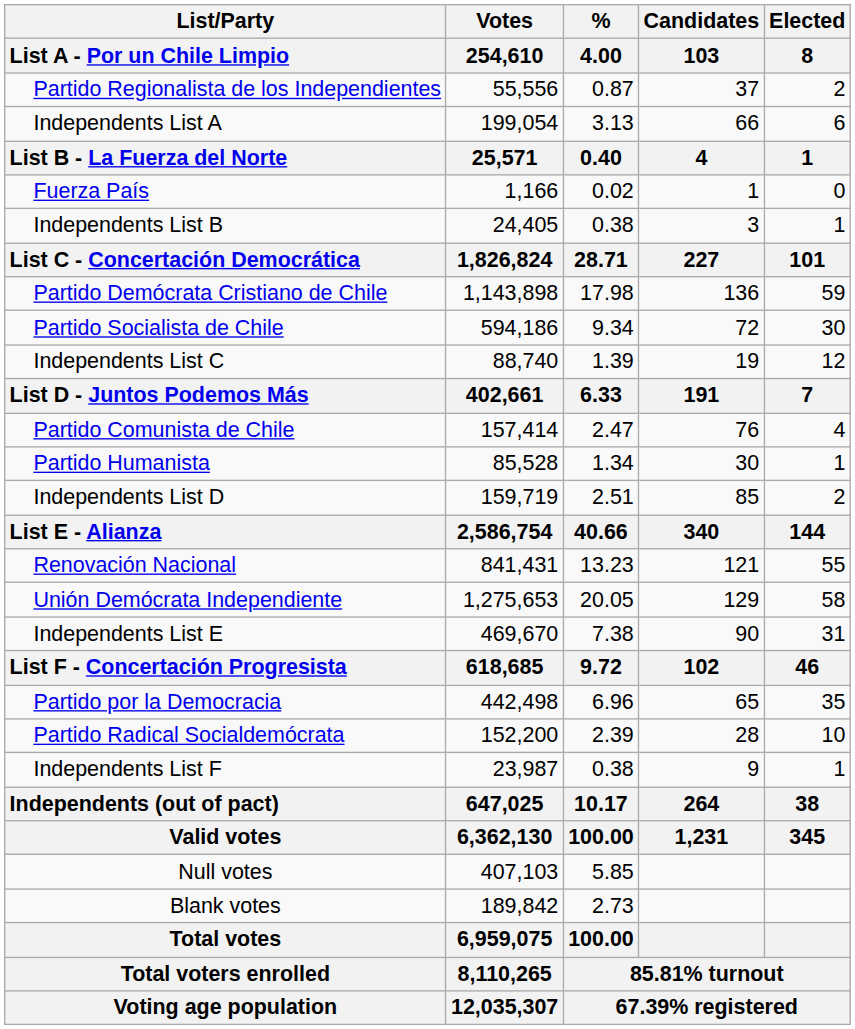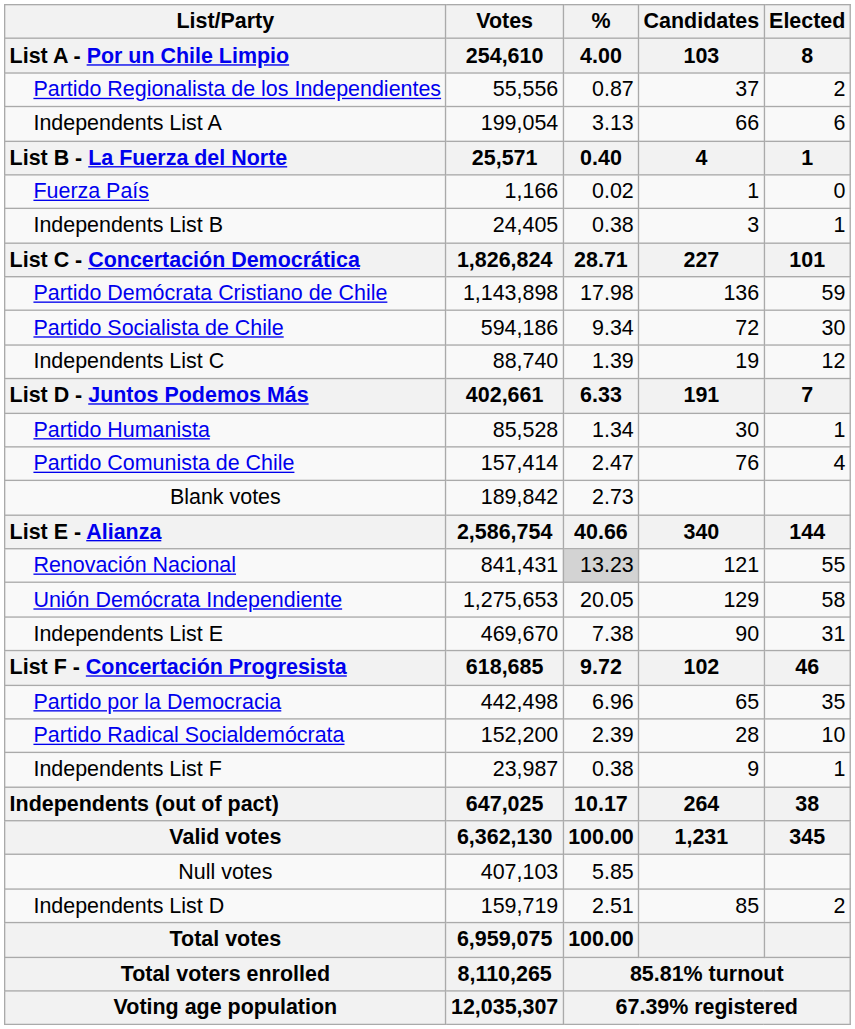rows swapped: (152, 429) <-> (110, 463)
rows swapped: (117, 497) <-> (225, 905)
(607, 565) no background -> (607, 565) lightgrey background
